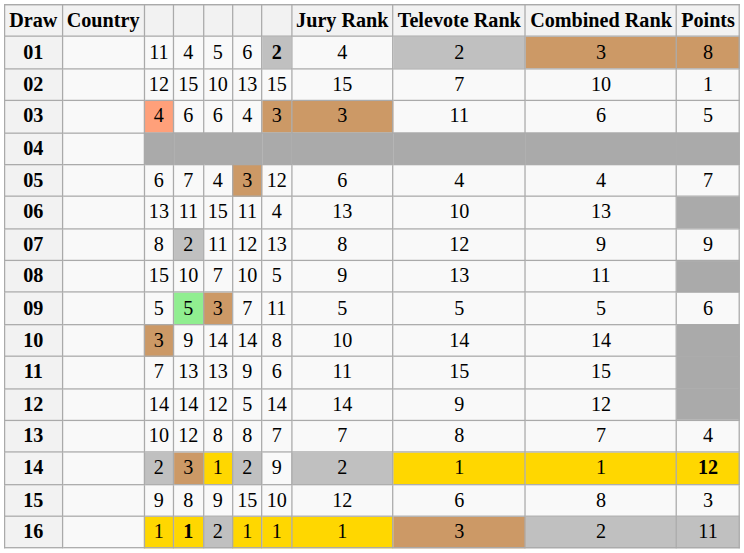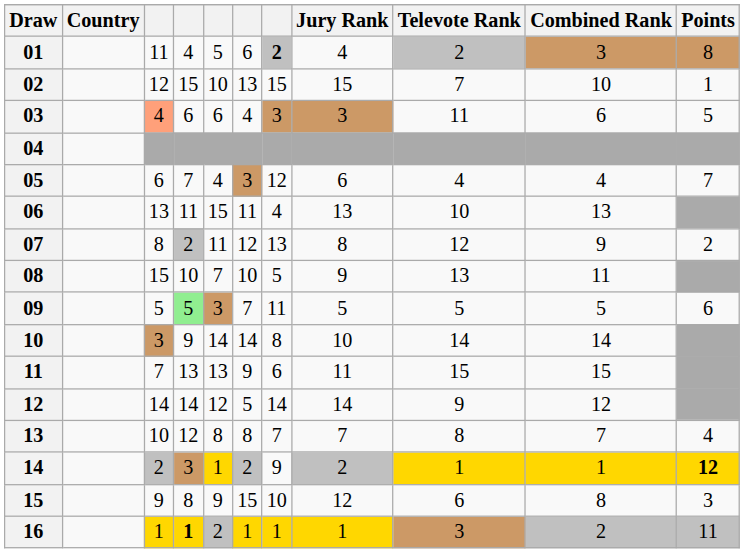(708, 244) 9 -> (708, 244) 2
